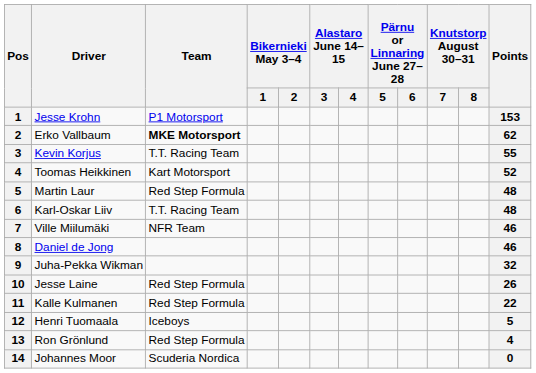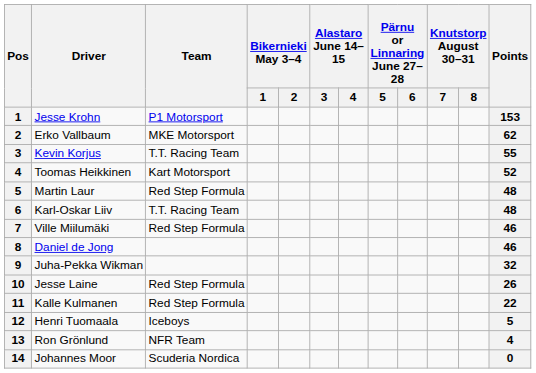(195, 135) bold -> (191, 135) normal
(177, 228) NFR Team -> (197, 228) Red Step Formula
(197, 340) Red Step Formula -> (177, 340) NFR Team
